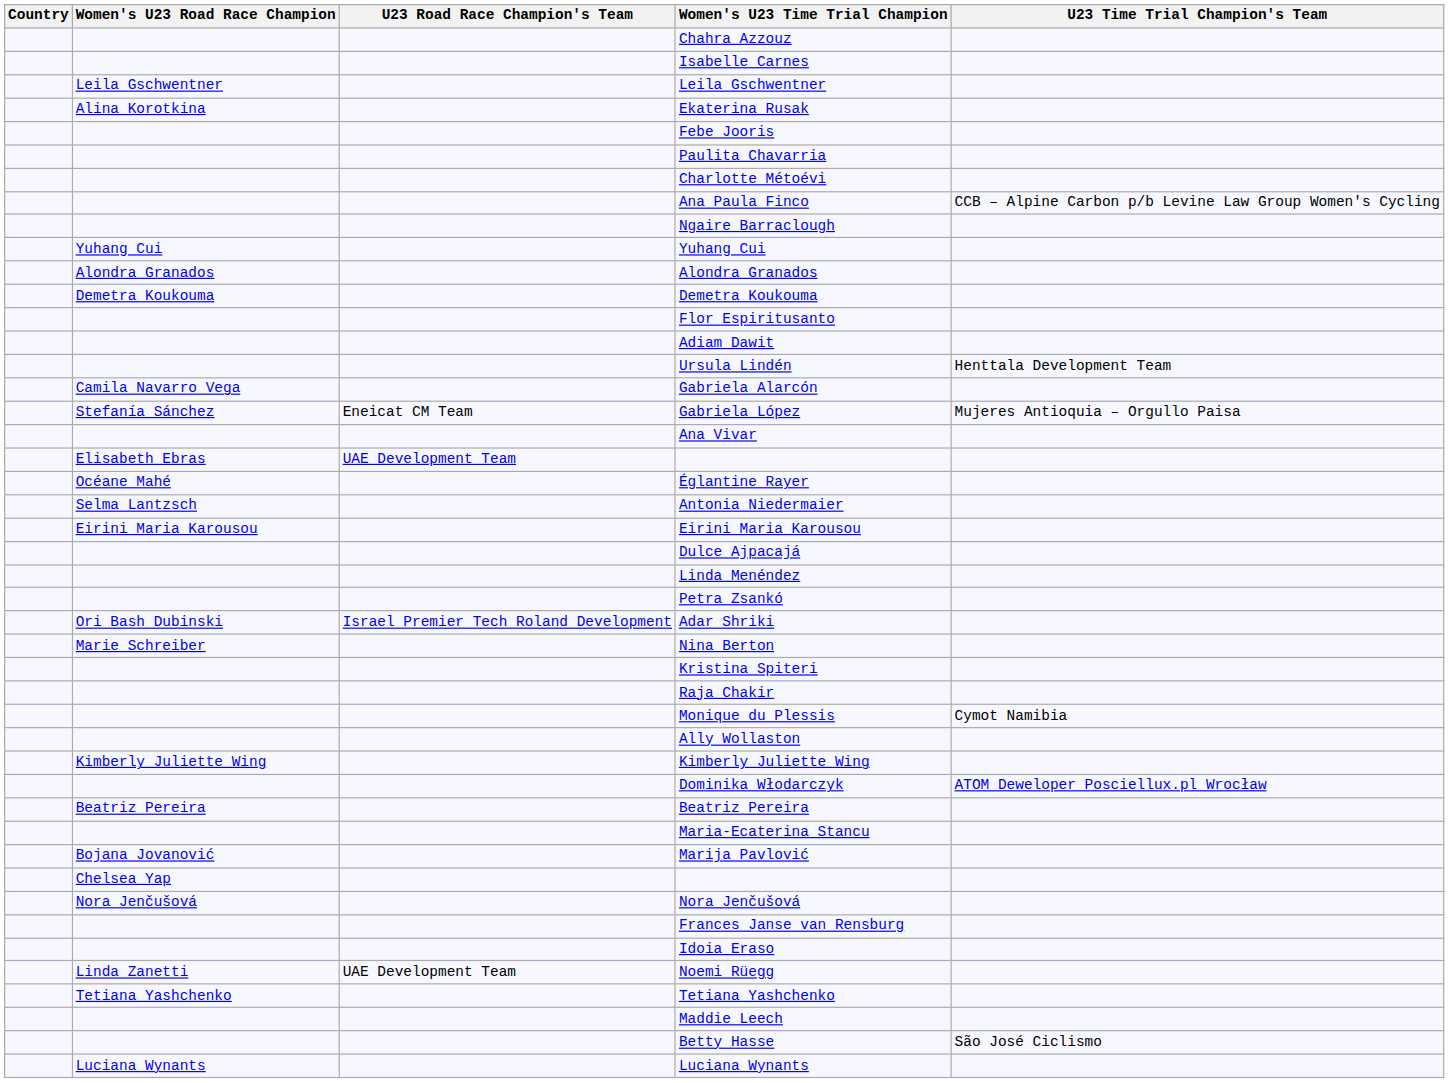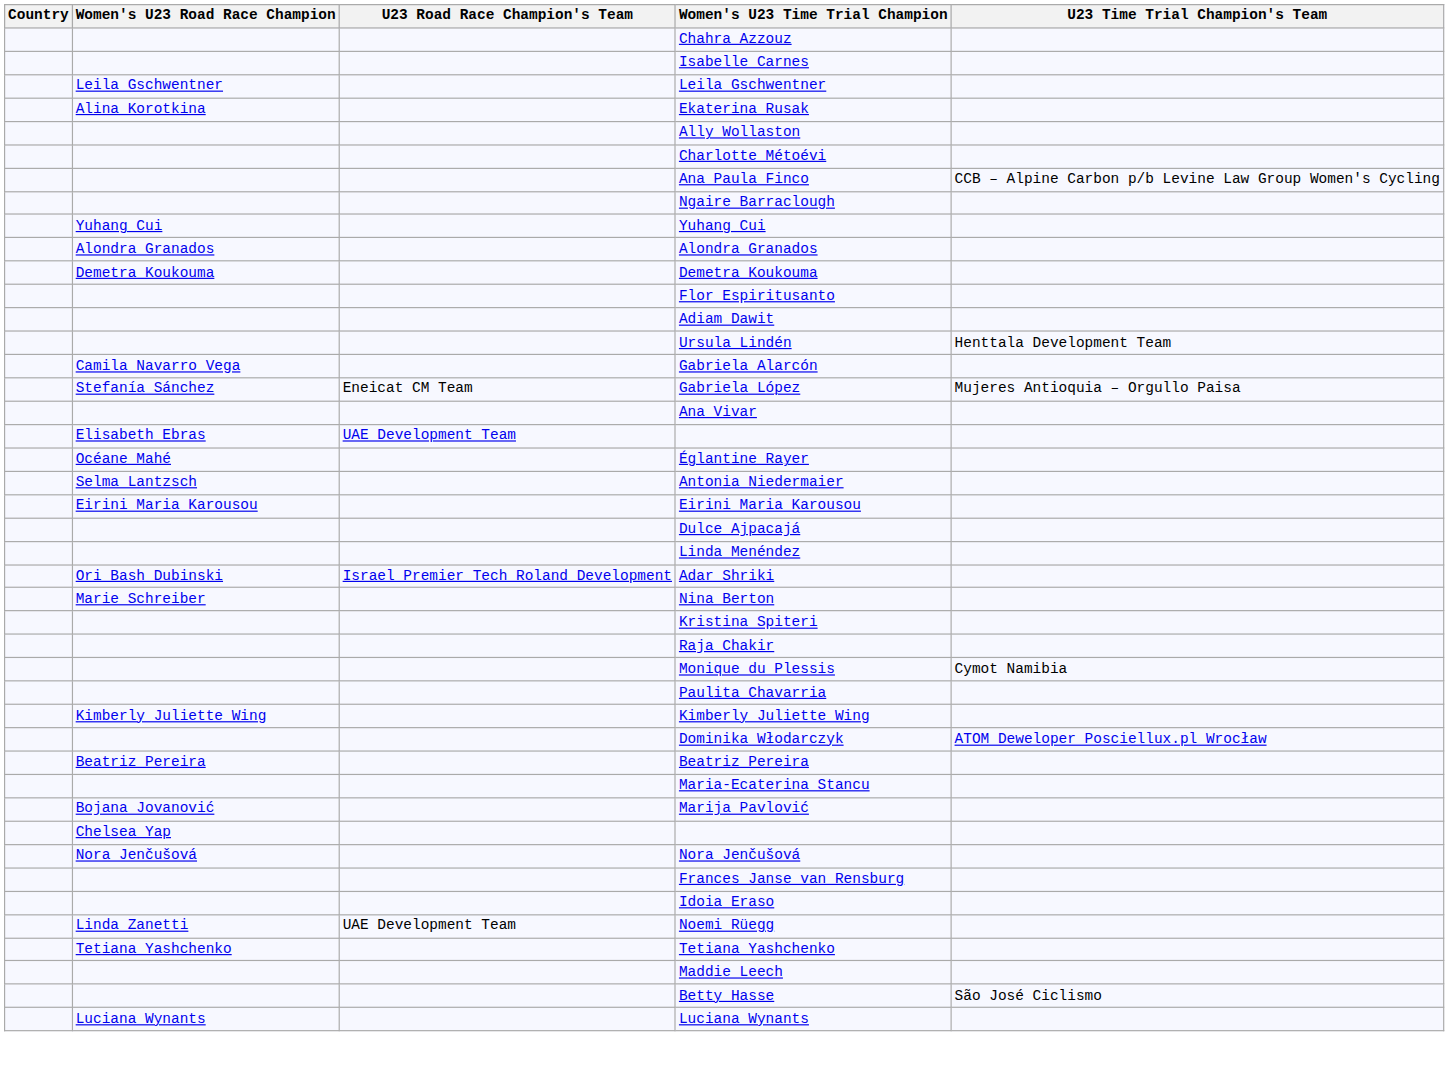- row: (206, 133)
rows swapped: (206, 157) <-> (206, 740)
- row: (206, 600)
